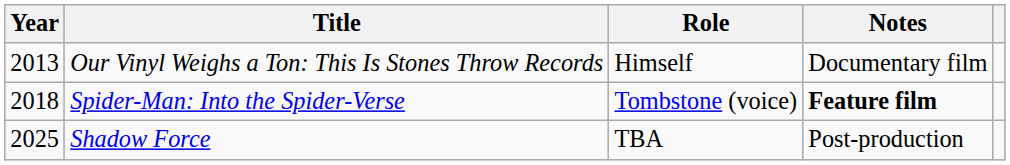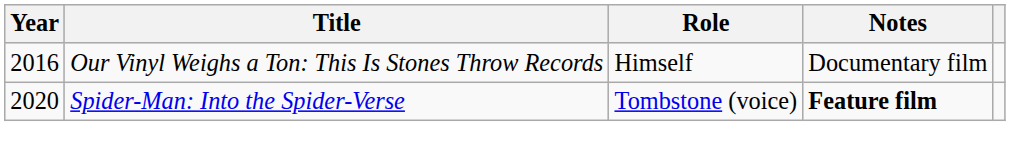(35, 62) 2013 -> (35, 62) 2016
(35, 100) 2018 -> (35, 100) 2020
- row: (140, 139)
